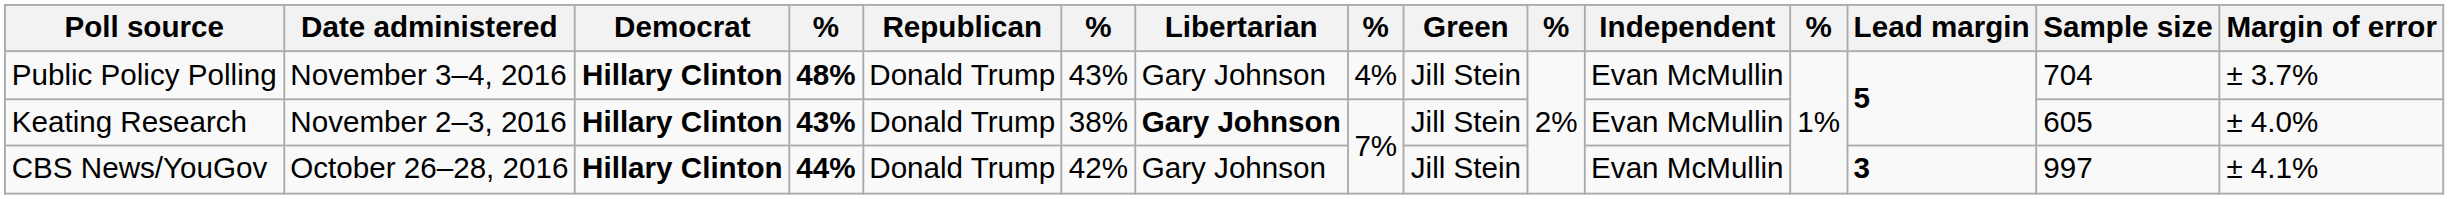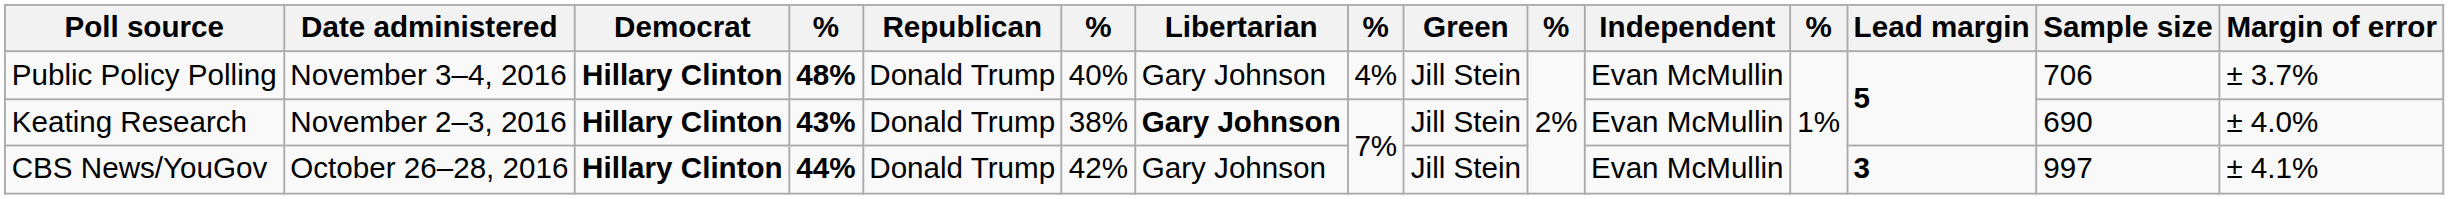(1098, 74) 43% -> (1098, 74) 40%
(2068, 74) 704 -> (2068, 74) 706
(2068, 121) 605 -> (2068, 121) 690
